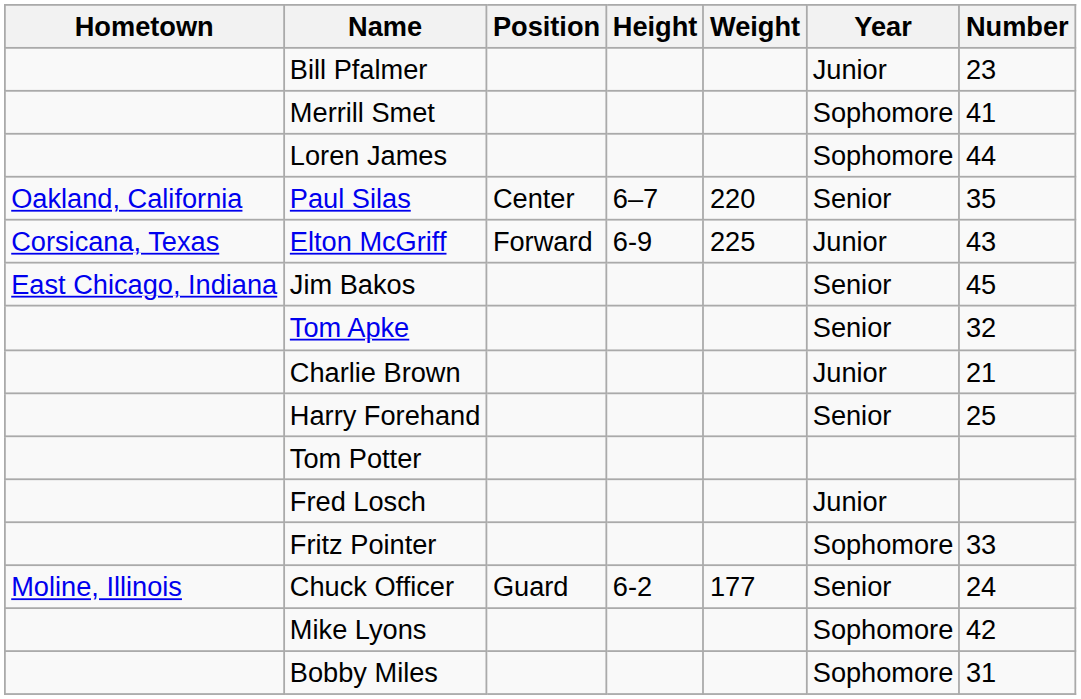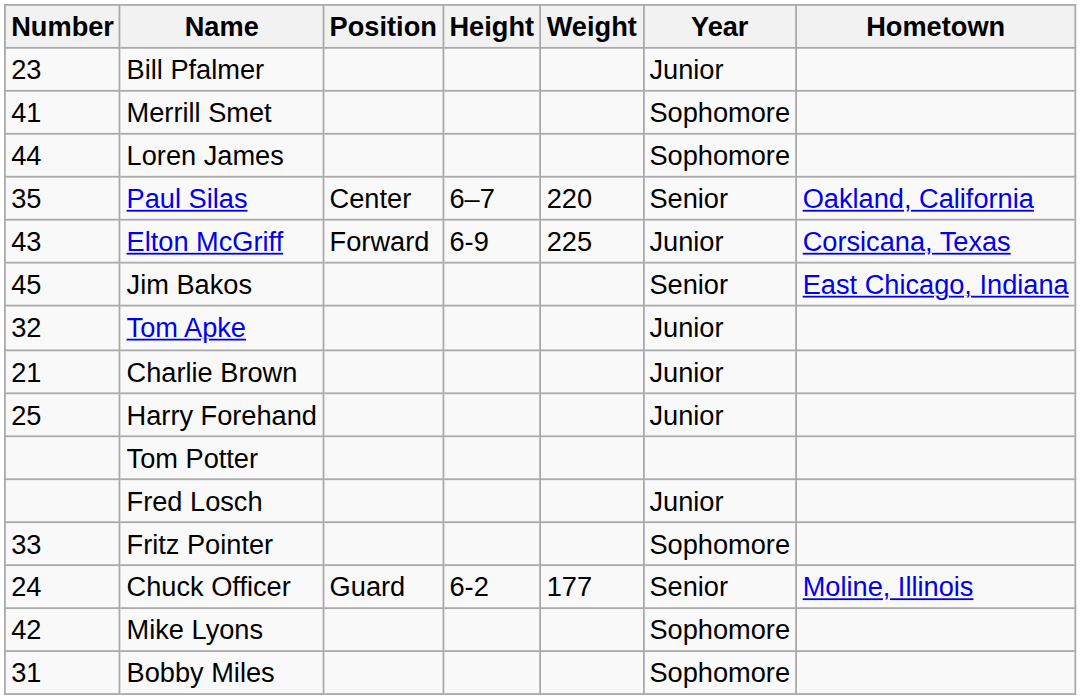columns swapped: (1017, 27) <-> (144, 27)
(852, 328) Senior -> (686, 328) Junior
(852, 414) Senior -> (686, 414) Junior
